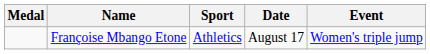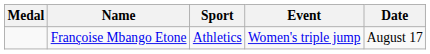columns swapped: (366, 15) <-> (276, 15)
